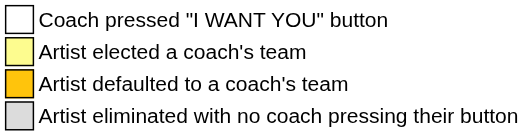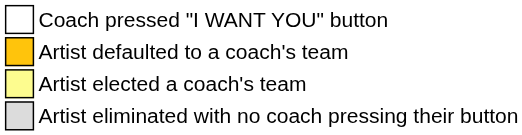rows swapped: (193, 84) <-> (172, 52)
